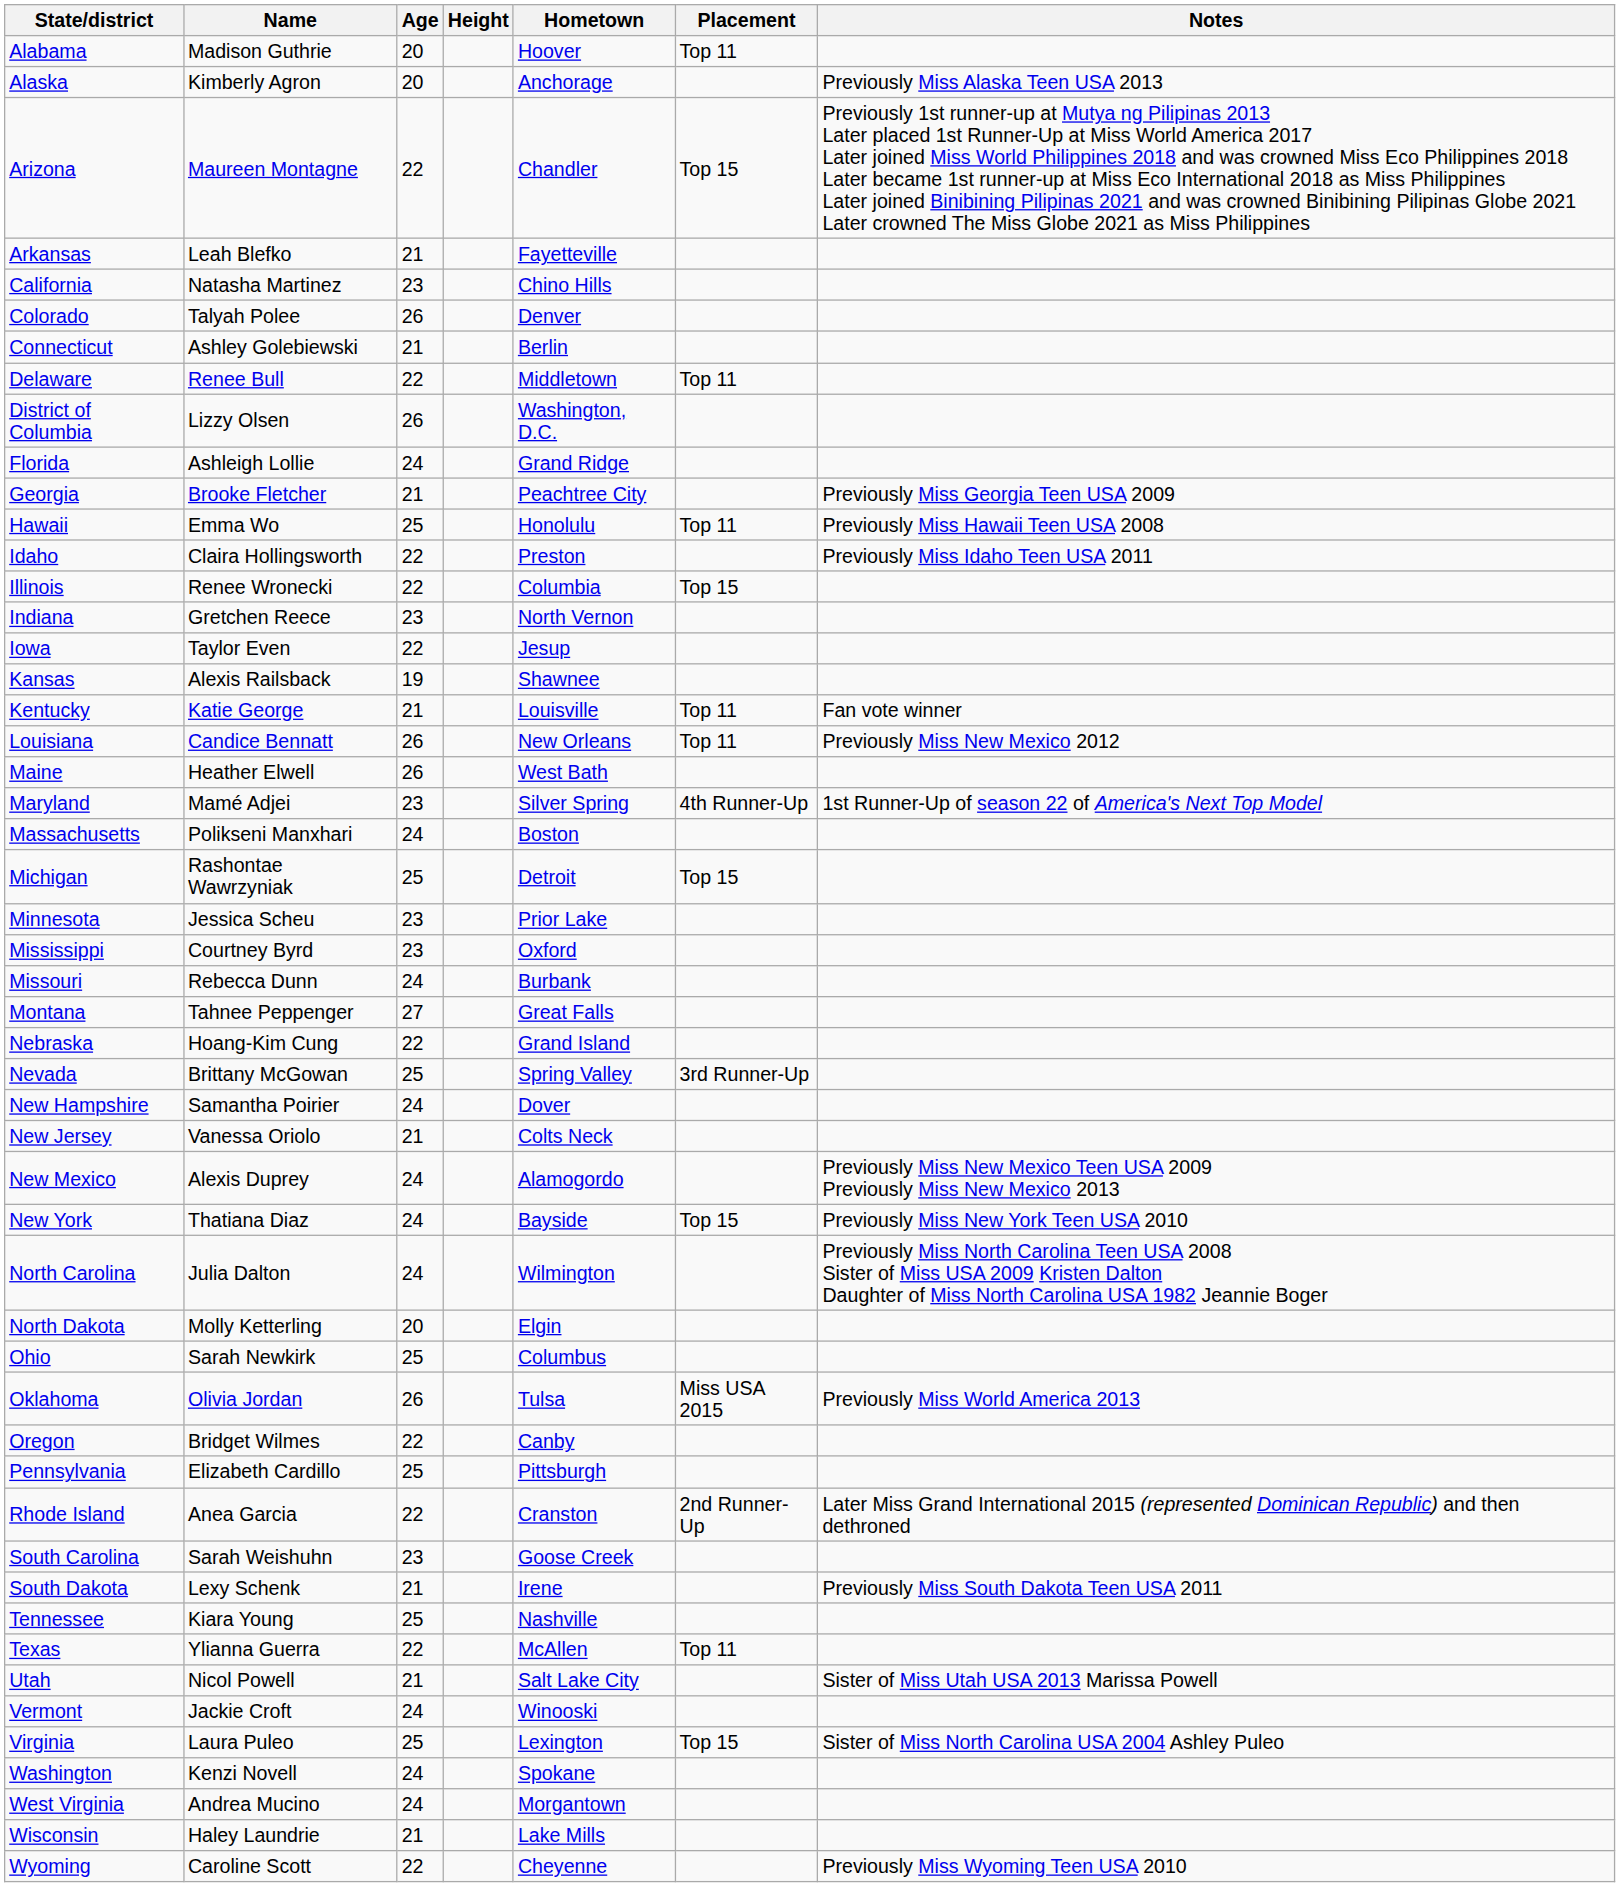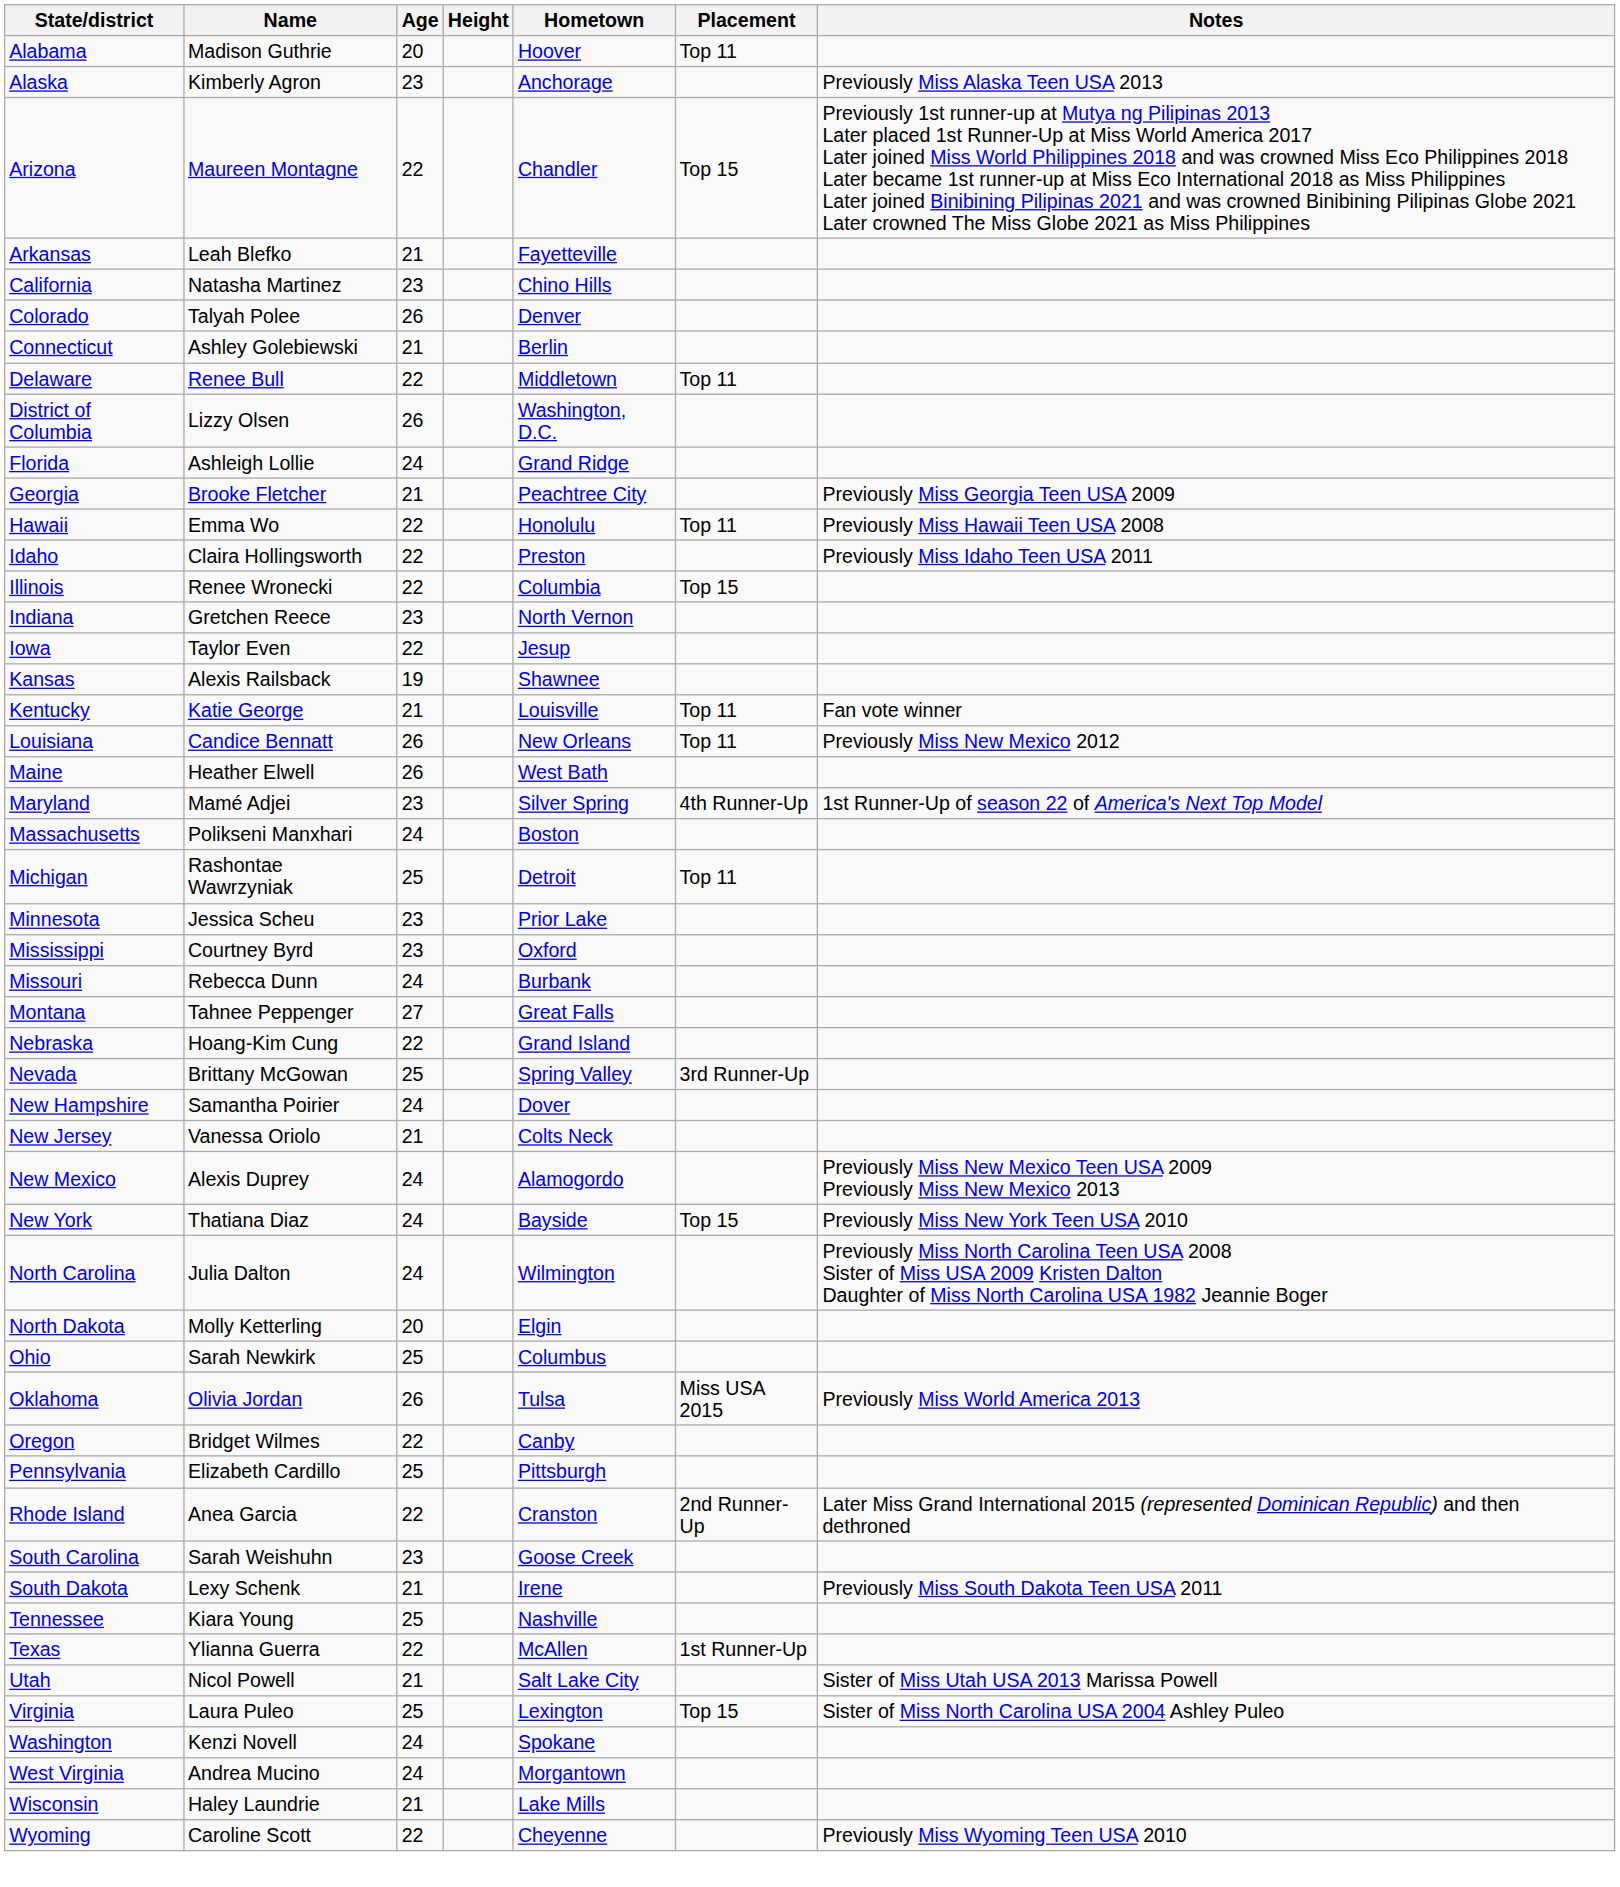(413, 82) 20 -> (413, 82) 23
(413, 524) 25 -> (413, 524) 22
(709, 877) Top 15 -> (708, 877) Top 11
(708, 1649) Top 11 -> (743, 1649) 1st Runner-Up
- row: (46, 1711)
